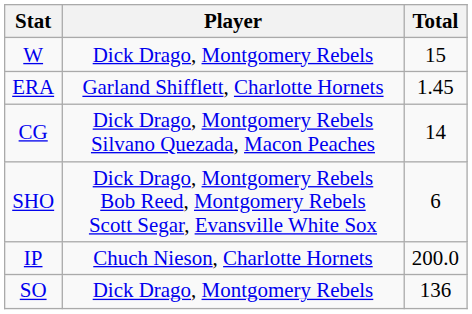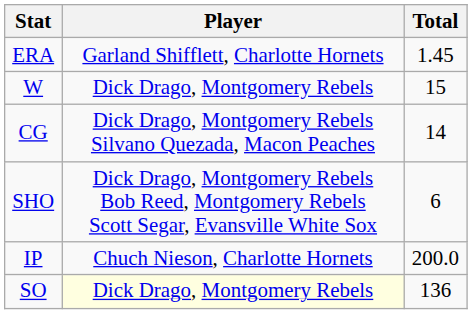rows swapped: (33, 54) <-> (33, 87)
(233, 291) no background -> (233, 291) lightyellow background
